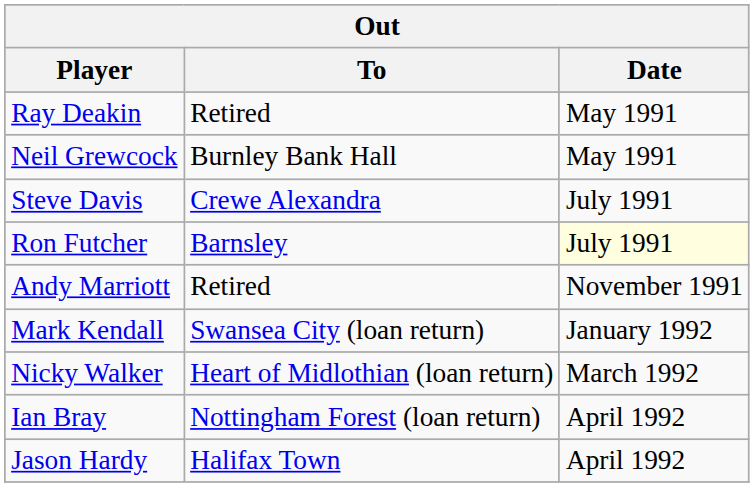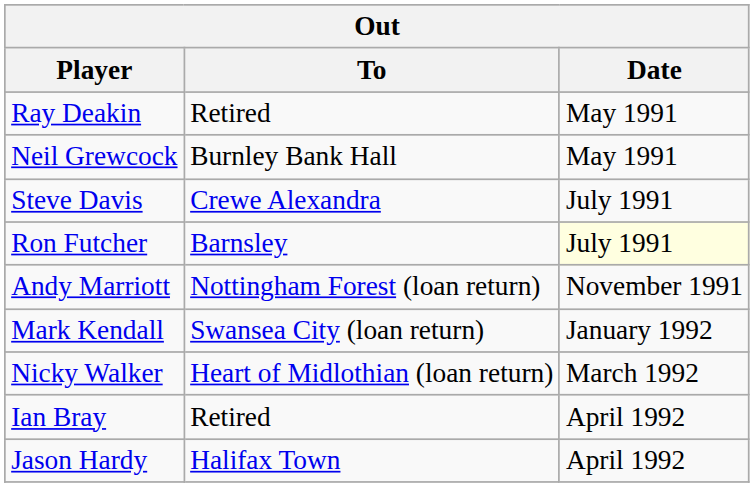(230, 286) Retired -> (365, 286) Nottingham Forest (loan return)
(365, 416) Nottingham Forest (loan return) -> (230, 416) Retired
